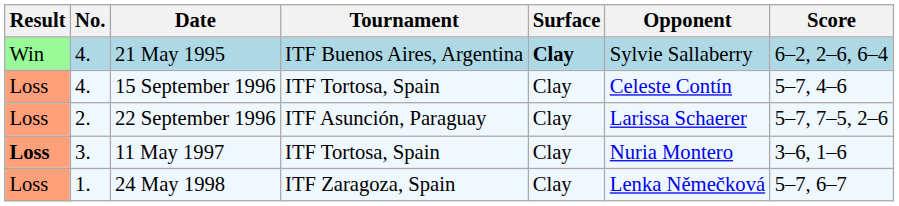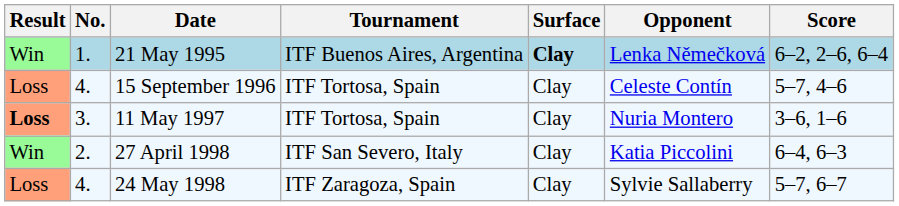(83, 53) 4. -> (83, 53) 1.
(681, 53) Sylvie Sallaberry -> (687, 53) Lenka Němečková
- row: (195, 119)
+ row: (172, 151)
(83, 184) 1. -> (83, 184) 4.
(687, 184) Lenka Němečková -> (681, 184) Sylvie Sallaberry
